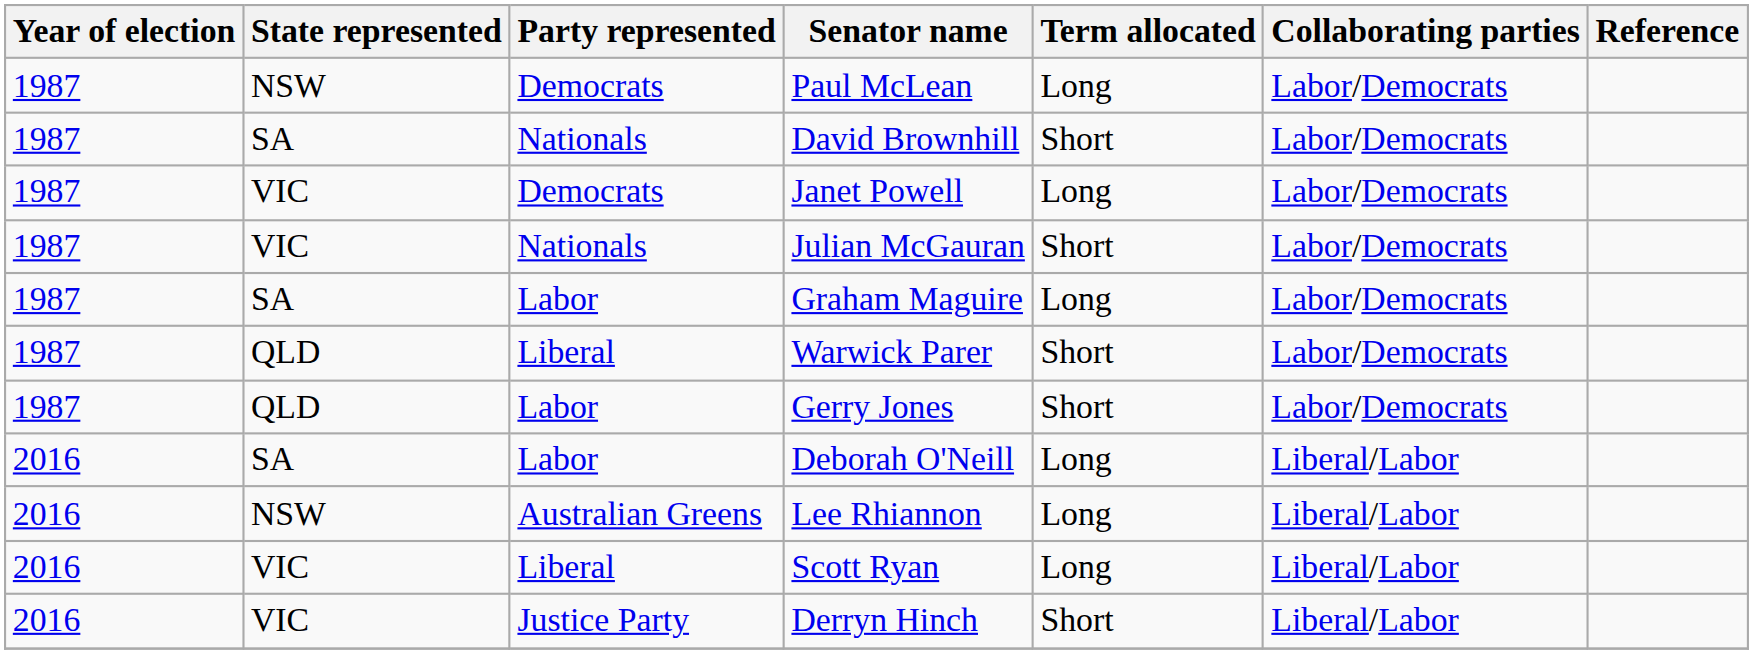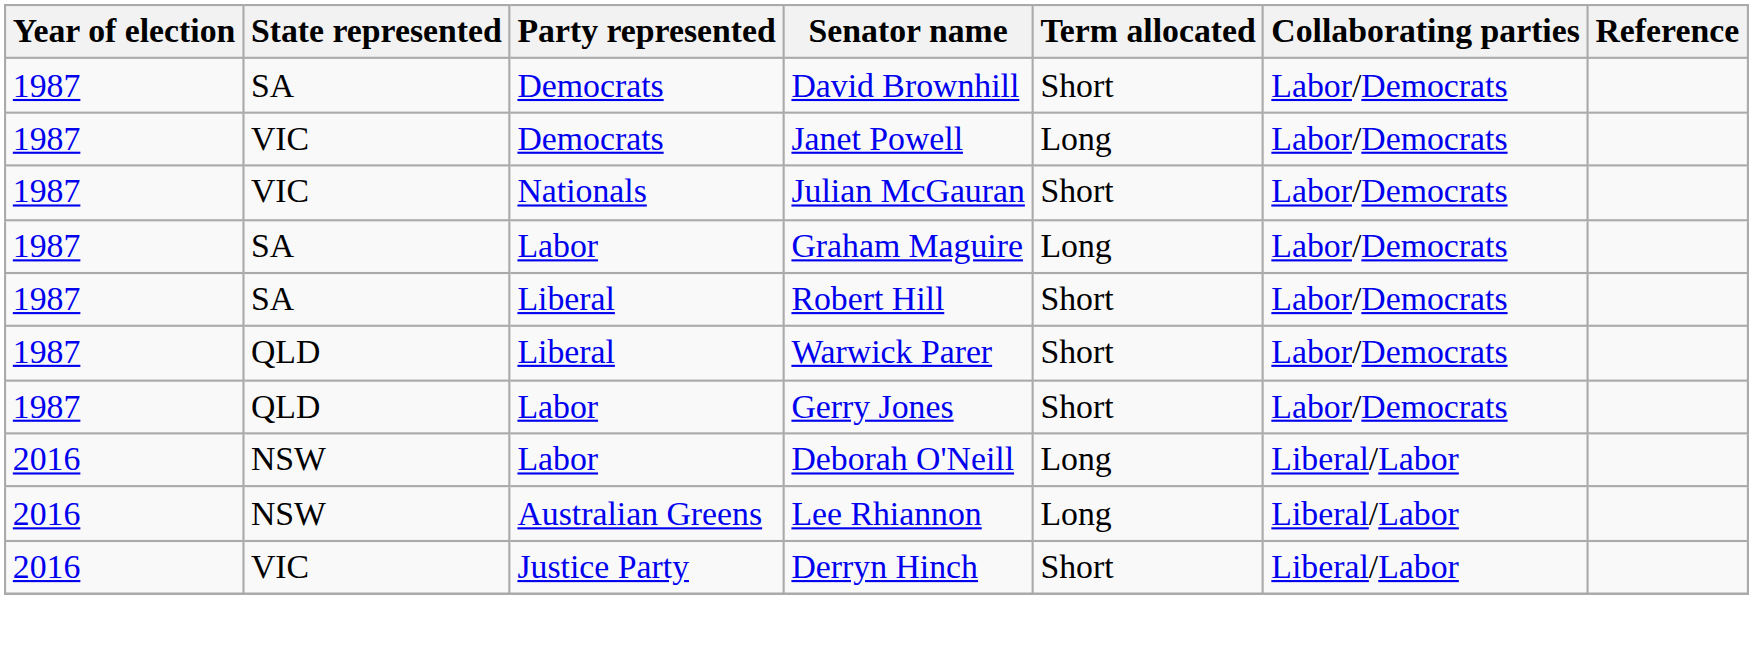- row: (882, 84)
(582, 138) Nationals -> (591, 84) Democrats
+ row: (868, 298)
(272, 459) SA -> (288, 459) NSW
- row: (865, 566)
